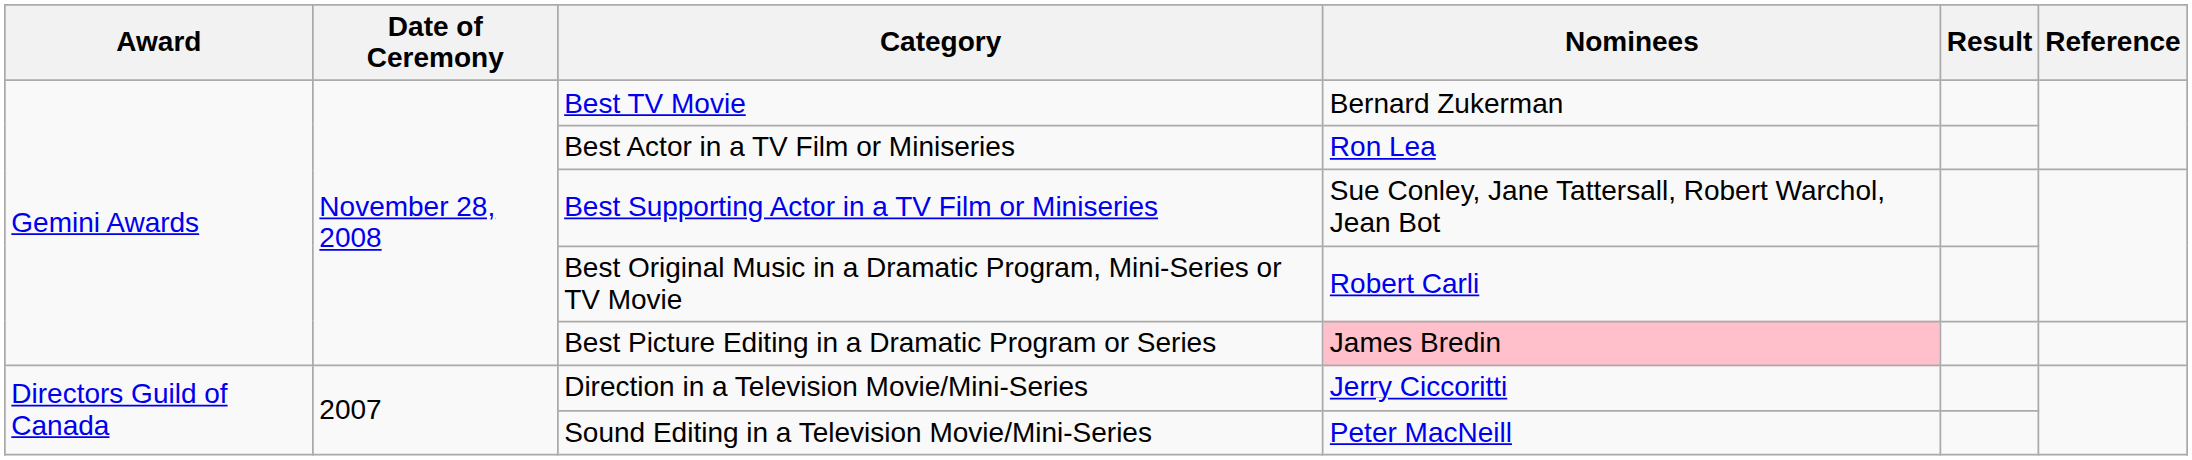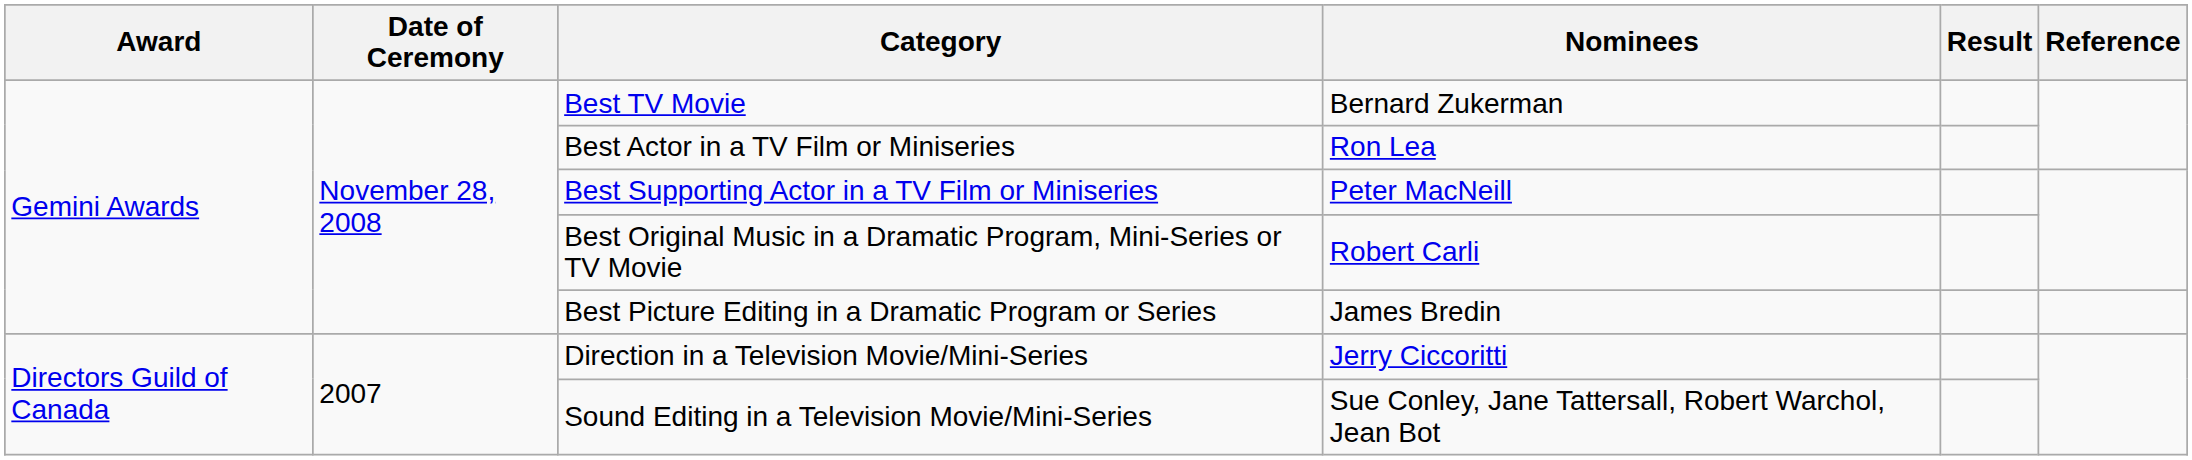(1607, 207) Sue Conley, Jane Tattersall, Robert Warchol, Jean Bot -> (1421, 191) Peter MacNeill
(1415, 343) pink background -> (1415, 311) no background
(1421, 432) Peter MacNeill -> (1607, 416) Sue Conley, Jane Tattersall, Robert Warchol, Jean Bot
